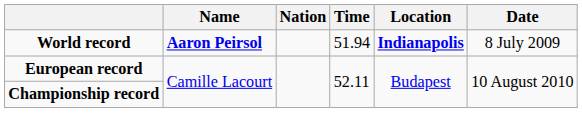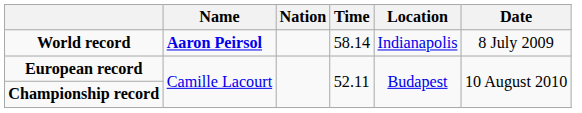(352, 42) 51.94 -> (352, 42) 58.14
(421, 42) bold -> (417, 42) normal
